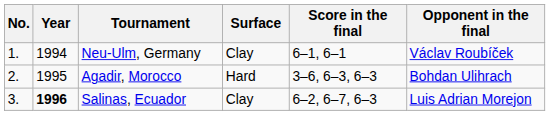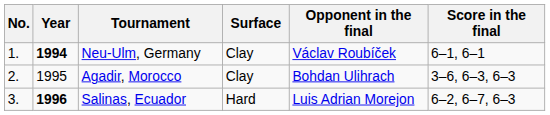columns swapped: (476, 23) <-> (348, 23)
(52, 53) normal -> (52, 53) bold
(241, 76) Hard -> (240, 76) Clay
(240, 98) Clay -> (241, 98) Hard
